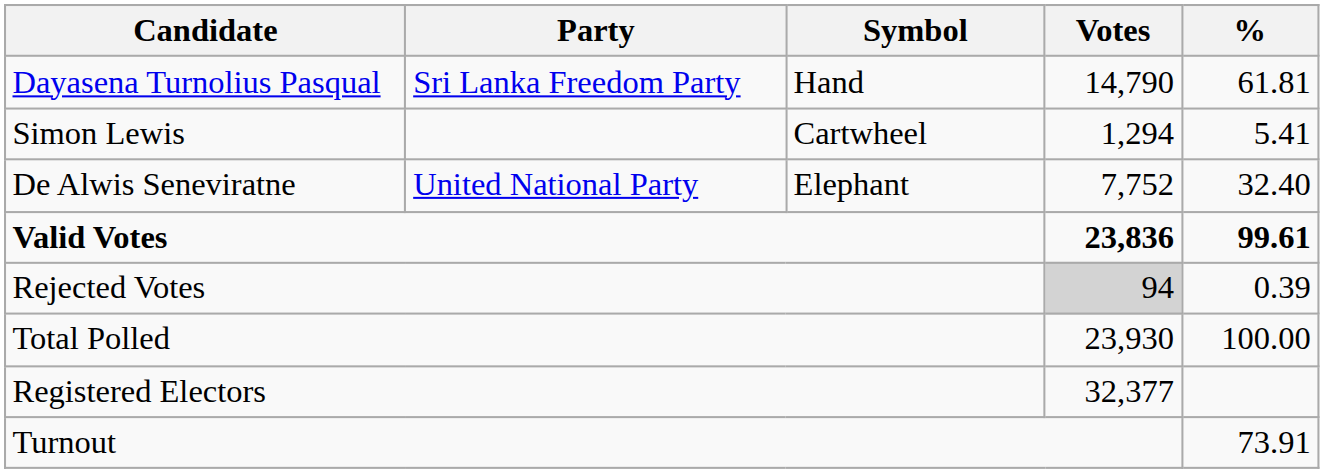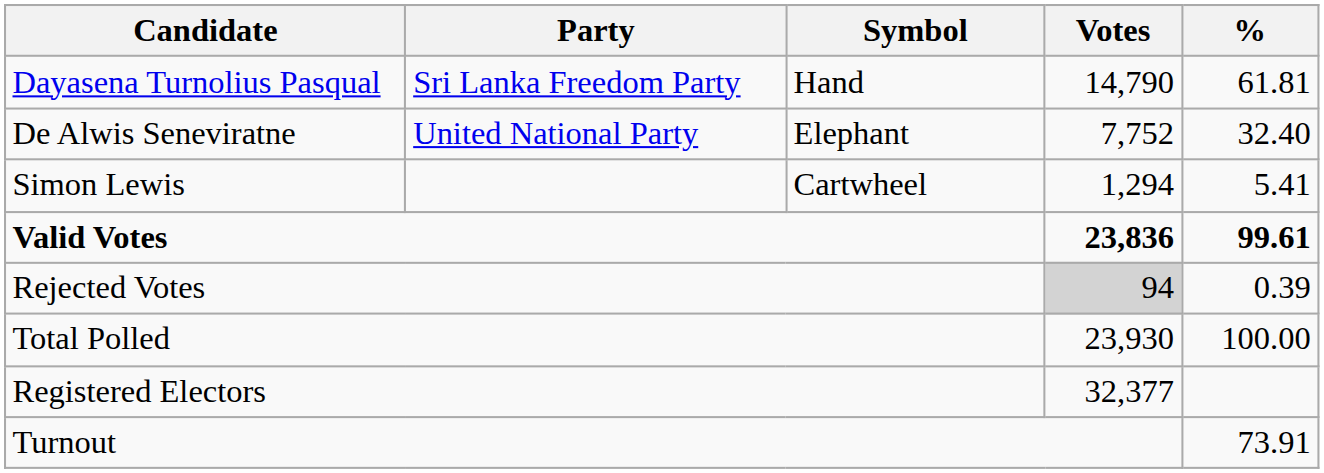rows swapped: (154, 184) <-> (99, 133)
